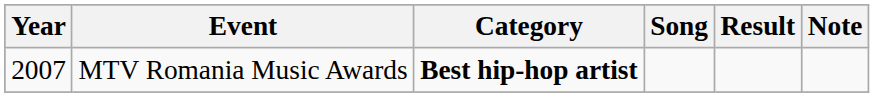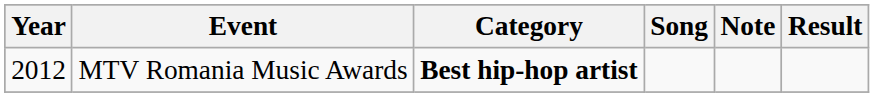columns swapped: (758, 26) <-> (835, 26)
(39, 69) 2007 -> (39, 69) 2012
